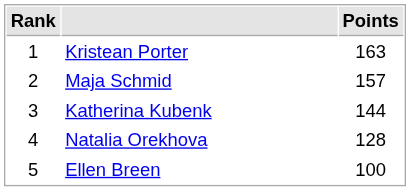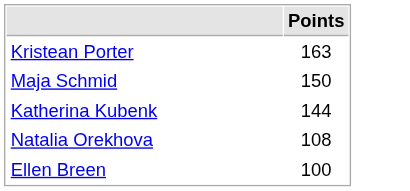- column: (33, 21)
(371, 81) 157 -> (316, 81) 150
(371, 140) 128 -> (316, 140) 108
